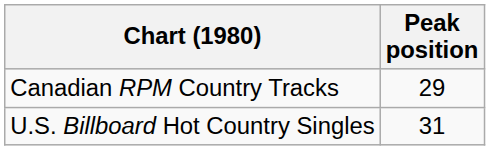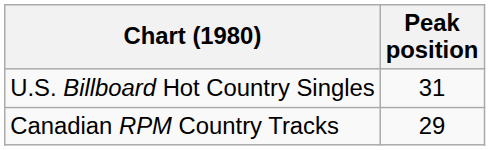rows swapped: (192, 125) <-> (175, 88)
